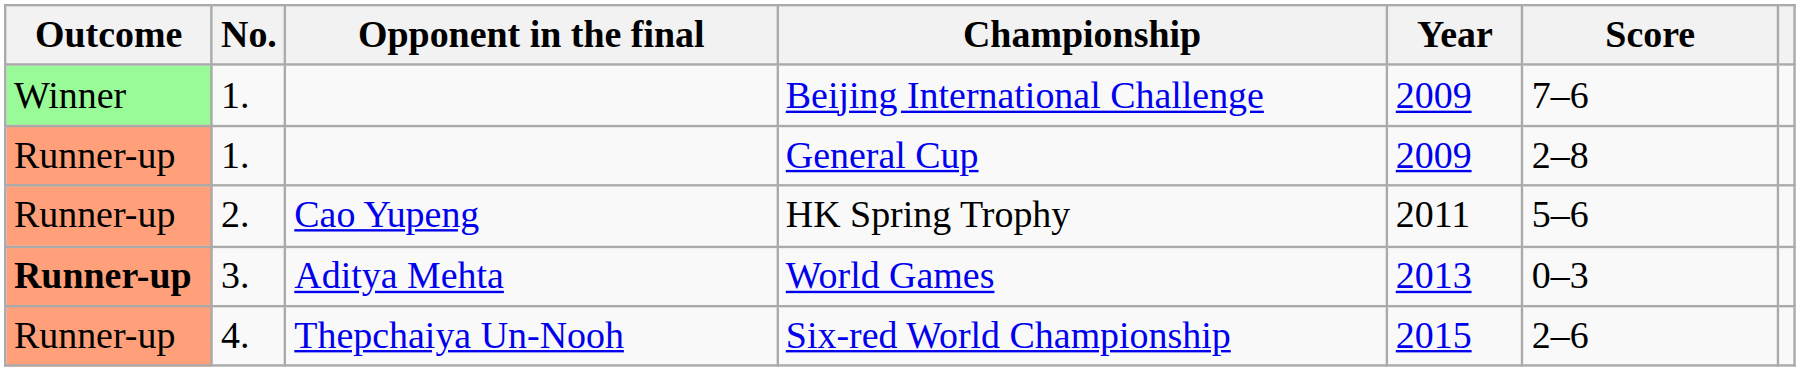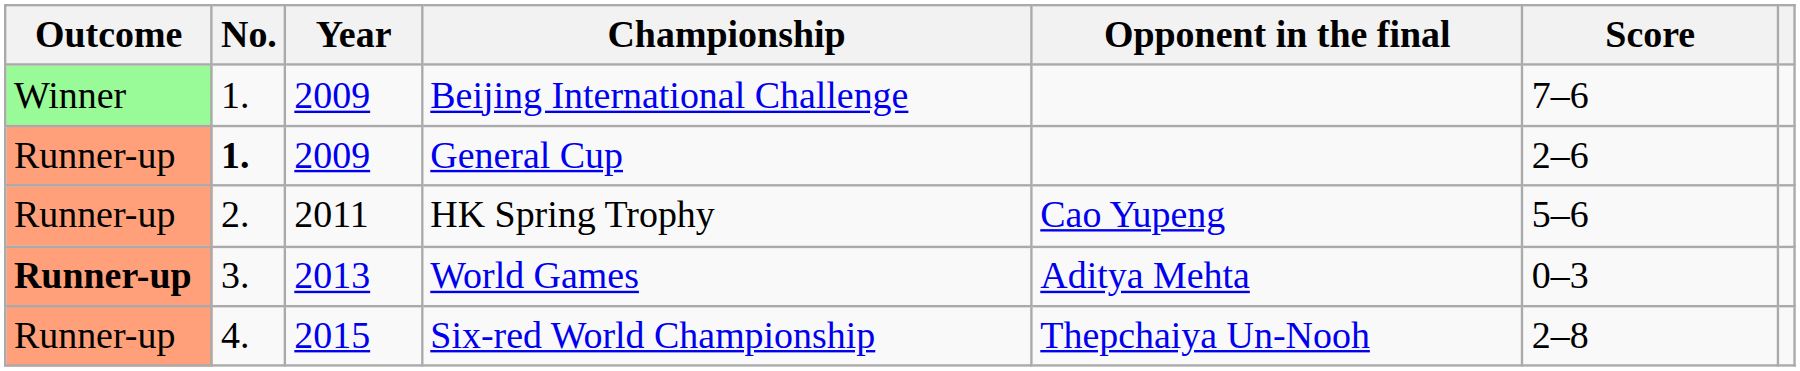columns swapped: (1455, 34) <-> (531, 34)
(235, 154) normal -> (235, 154) bold
(1560, 154) 2–8 -> (1560, 154) 2–6
(1560, 335) 2–6 -> (1560, 335) 2–8
